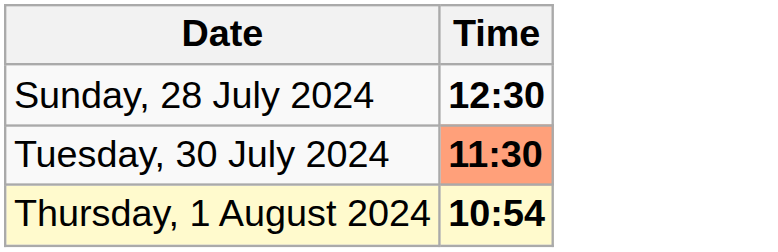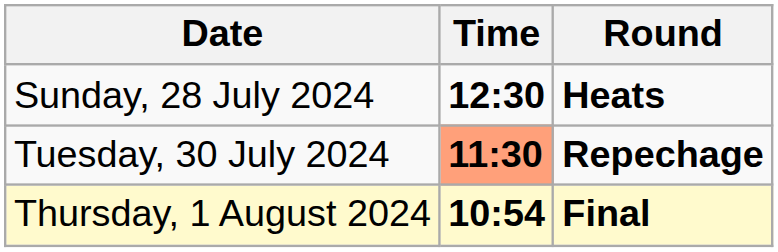+ column: (663, 34)
